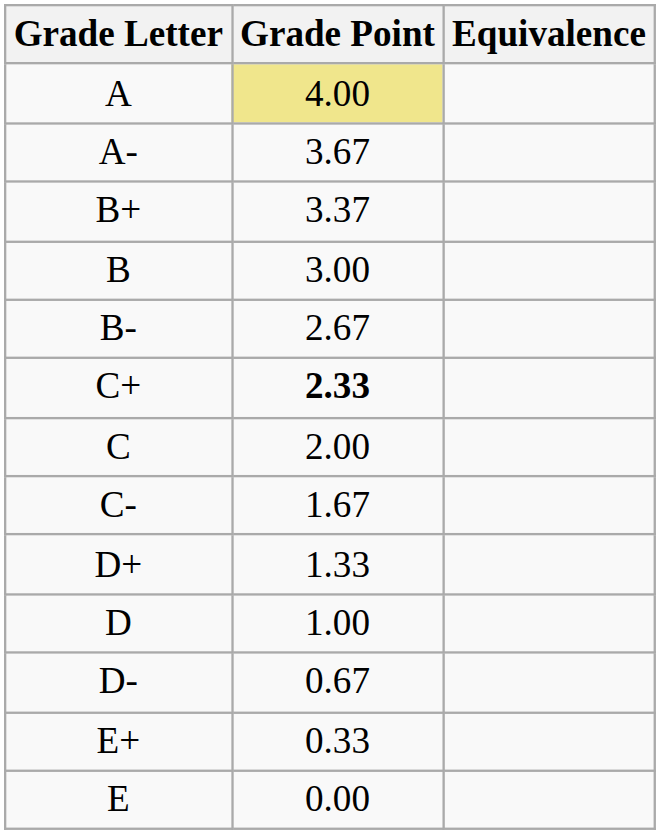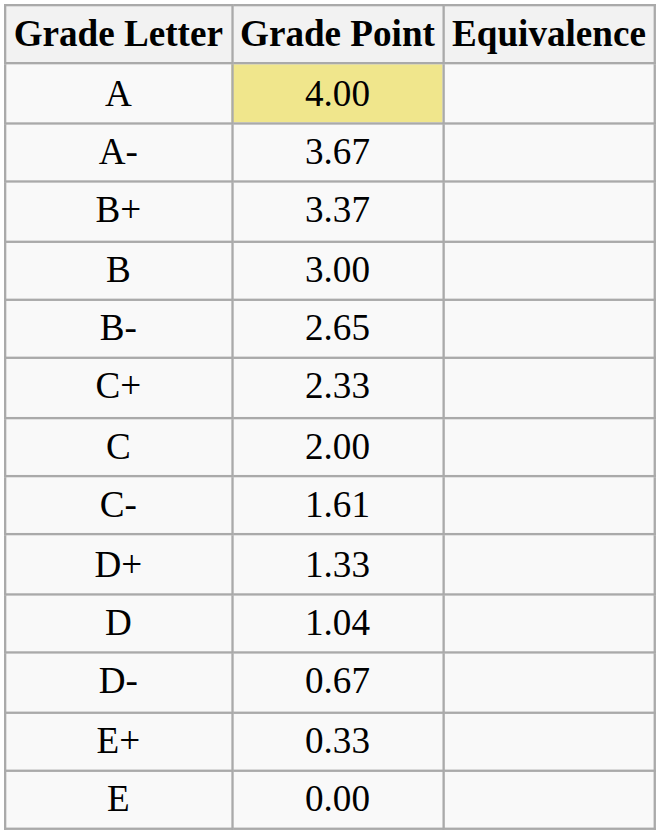(337, 328) 2.67 -> (337, 328) 2.65
(337, 387) bold -> (337, 387) normal
(337, 504) 1.67 -> (337, 504) 1.61
(337, 622) 1.00 -> (337, 622) 1.04
